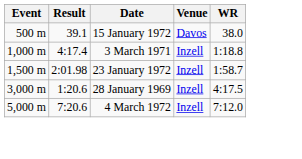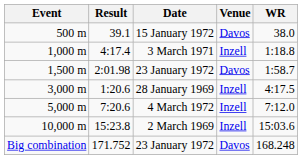(190, 70) Inzell -> (235, 70) Davos
+ row: (64, 126)
+ row: (47, 145)
